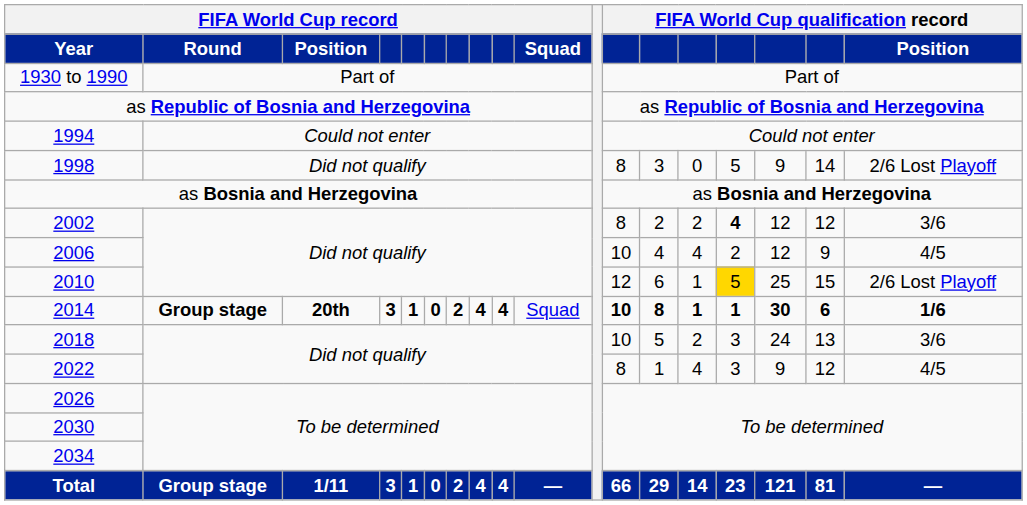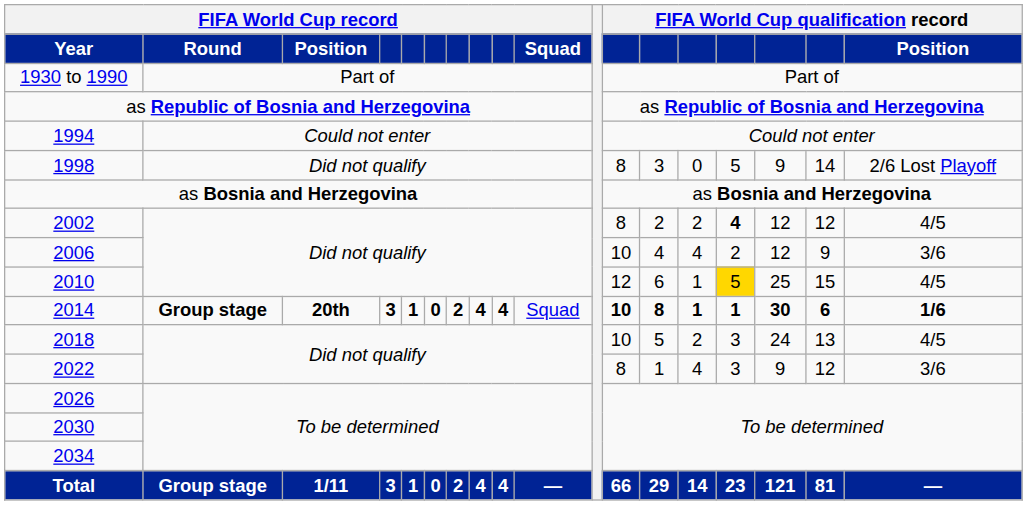(933, 223) 3/6 -> (933, 223) 4/5
(933, 253) 4/5 -> (933, 253) 3/6
(933, 282) 2/6 Lost Playoff -> (933, 282) 4/5
(933, 340) 3/6 -> (933, 340) 4/5
(933, 369) 4/5 -> (933, 369) 3/6
